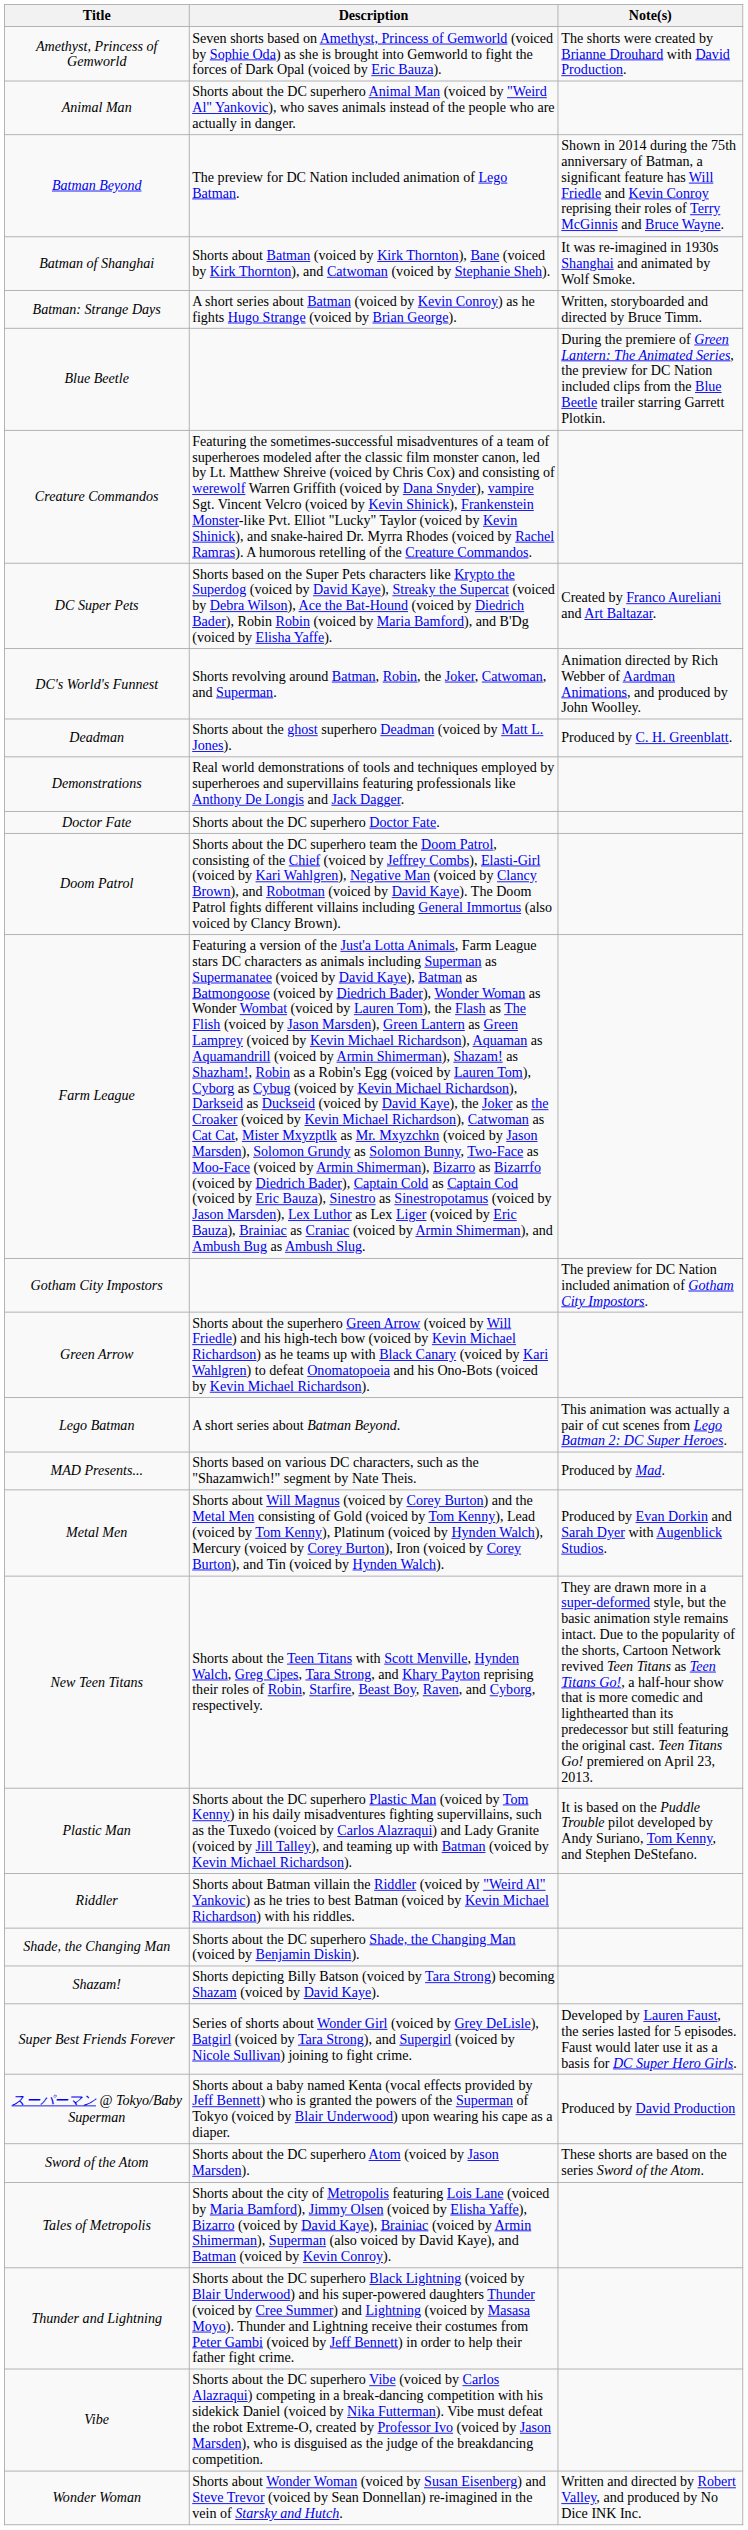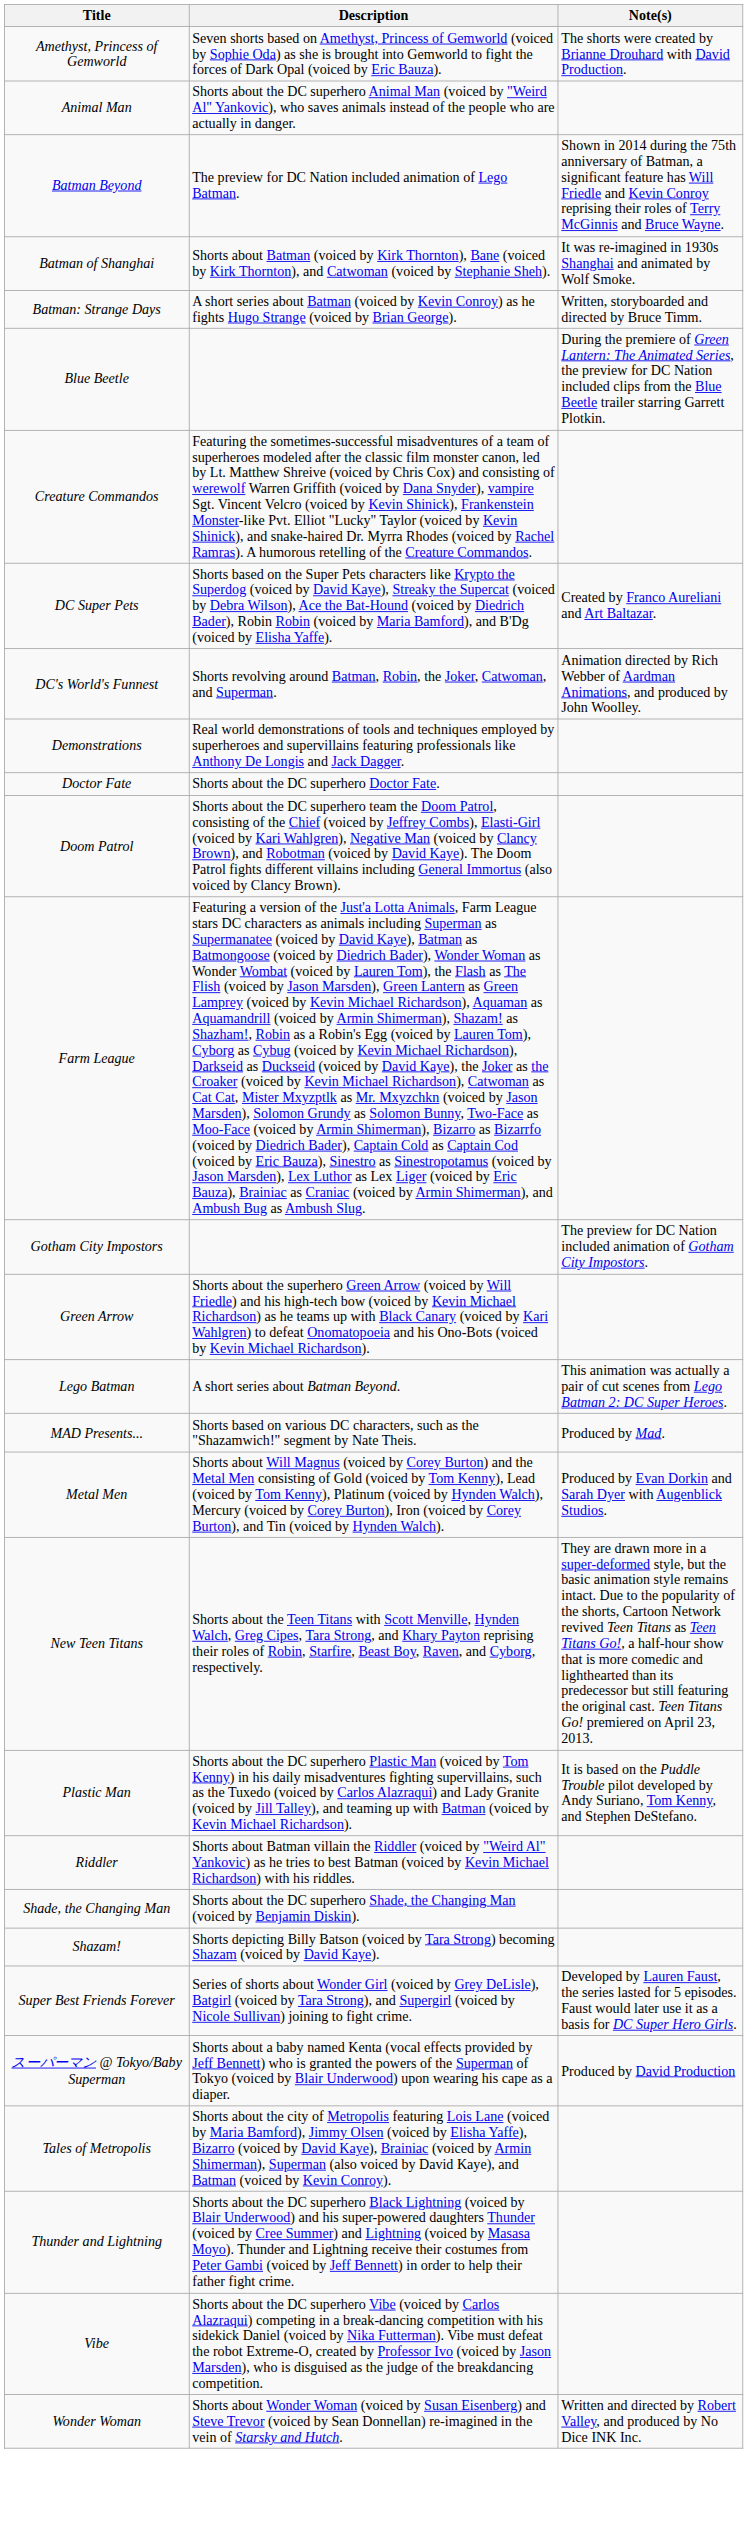- row: (97, 737)
- row: (97, 2162)
